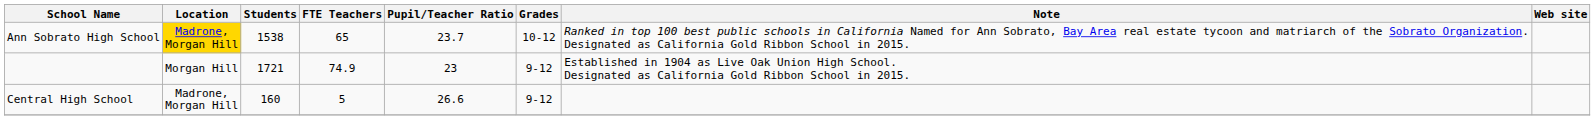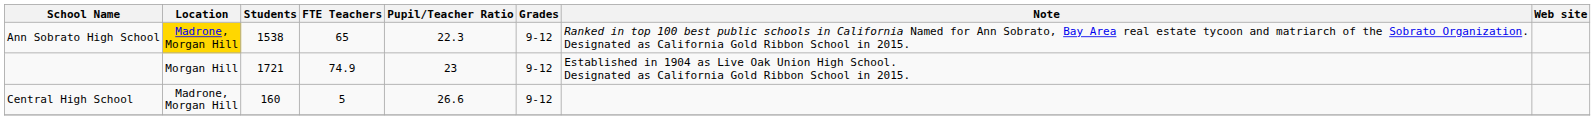(451, 38) 23.7 -> (451, 38) 22.3
(539, 38) 10-12 -> (539, 38) 9-12
